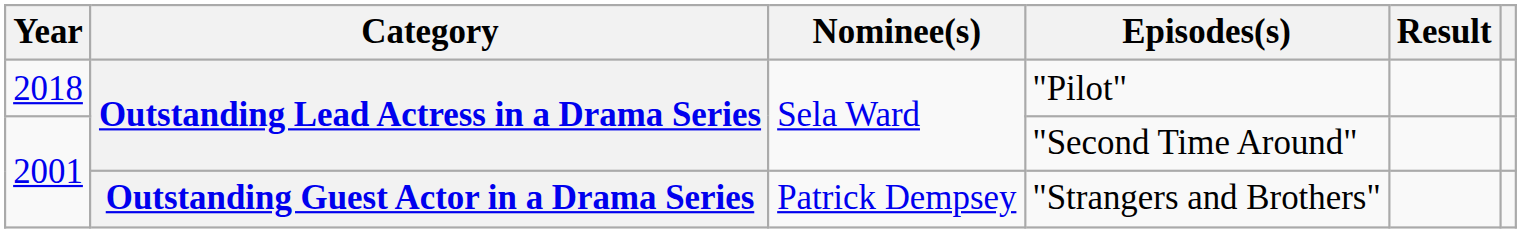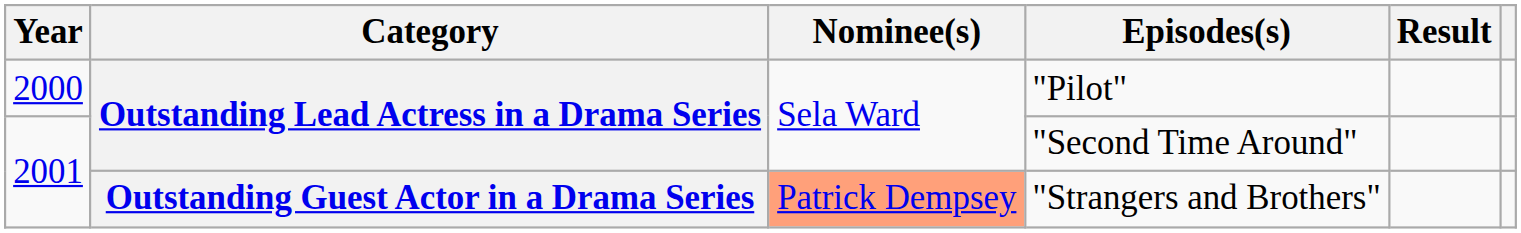(48, 87) 2018 -> (48, 87) 2000
(897, 198) no background -> (897, 198) lightsalmon background
